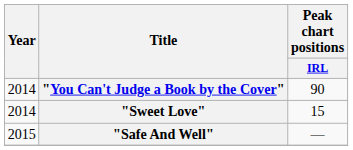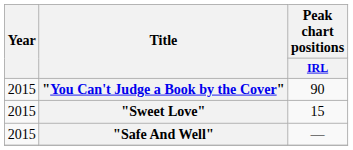(22, 89) 2014 -> (22, 89) 2015
(22, 111) 2014 -> (22, 111) 2015
